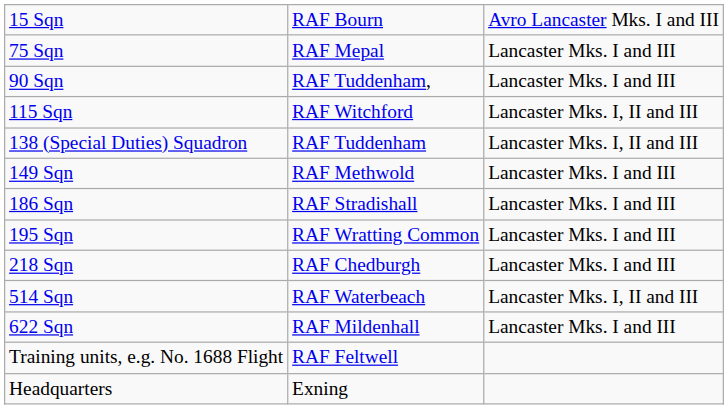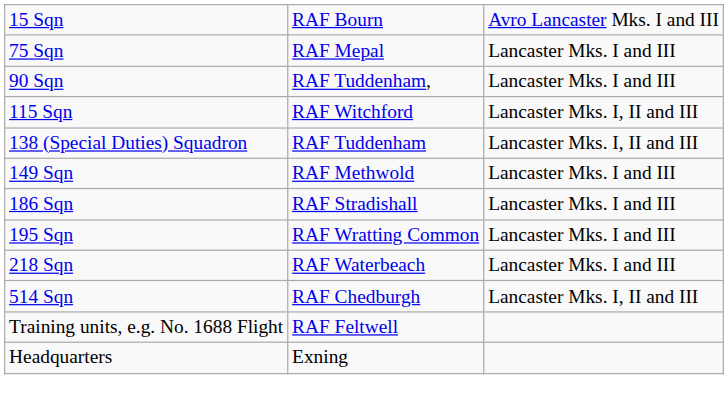(356, 265) RAF Chedburgh -> (359, 265) RAF Waterbeach
(359, 296) RAF Waterbeach -> (356, 296) RAF Chedburgh
- row: (41, 326)
